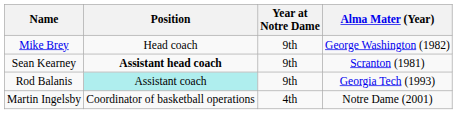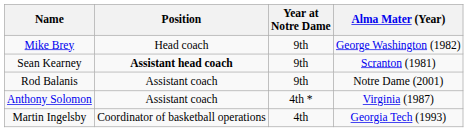(171, 81) paleturquoise background -> (181, 81) no background
(387, 81) Georgia Tech (1993) -> (398, 81) Notre Dame (2001)
+ row: (49, 99)
(387, 99) Notre Dame (2001) -> (398, 117) Georgia Tech (1993)
